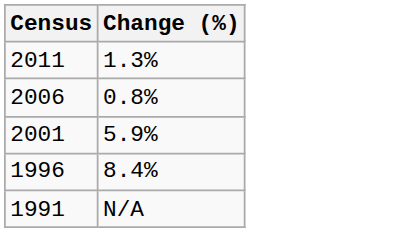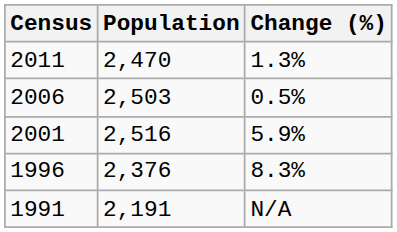+ column: (171, 23)
(130, 98) 0.8% -> (278, 98) 0.5%
(130, 172) 8.4% -> (278, 172) 8.3%
